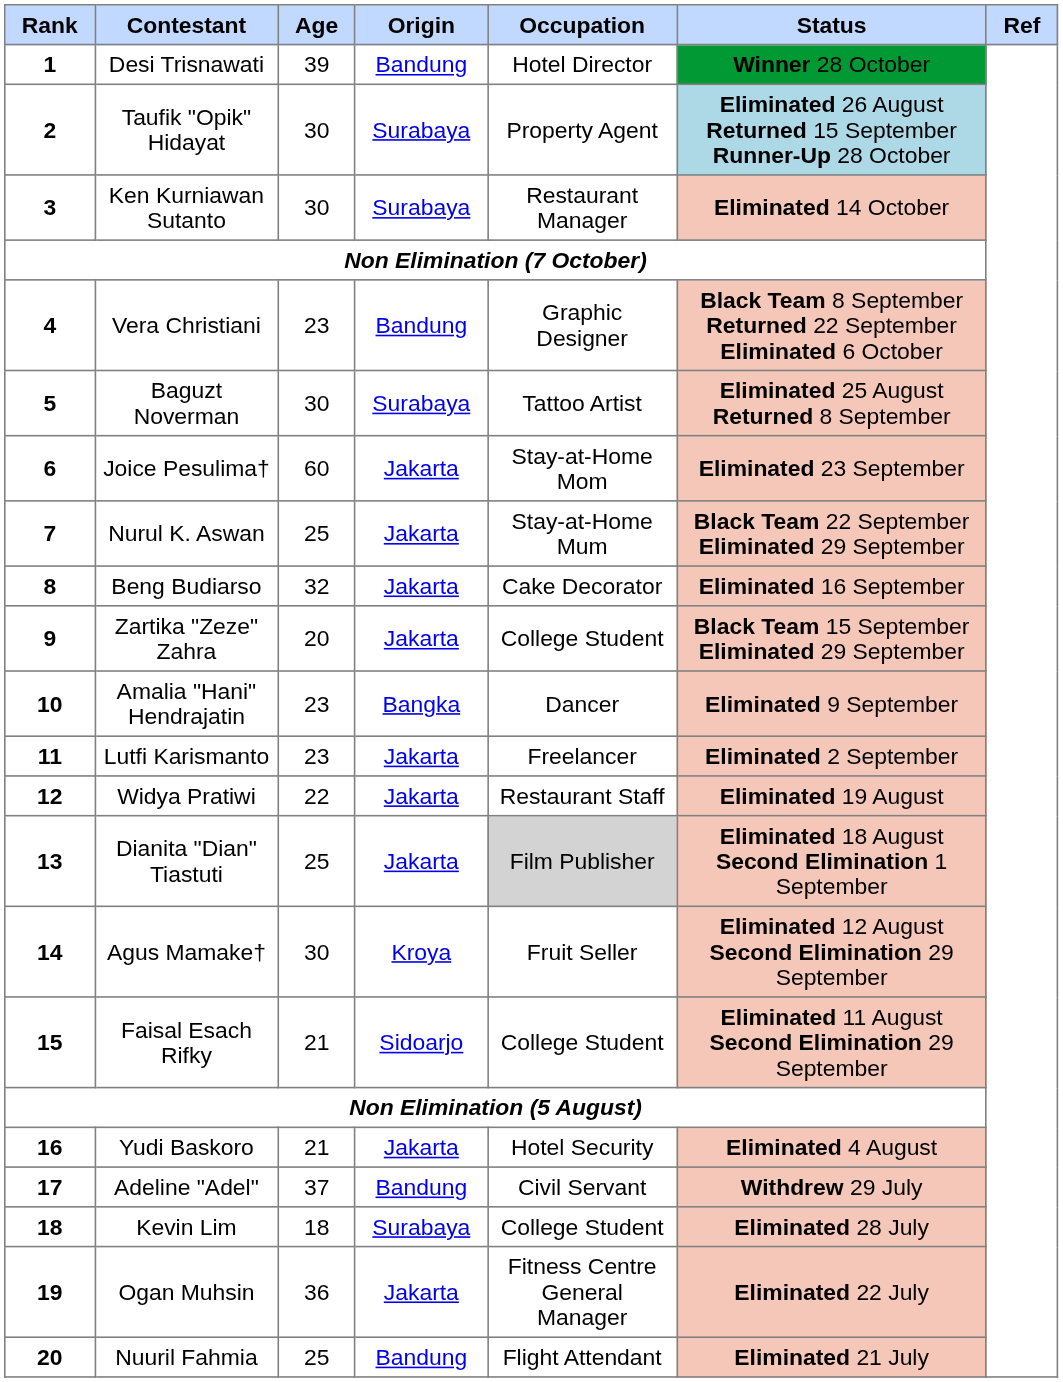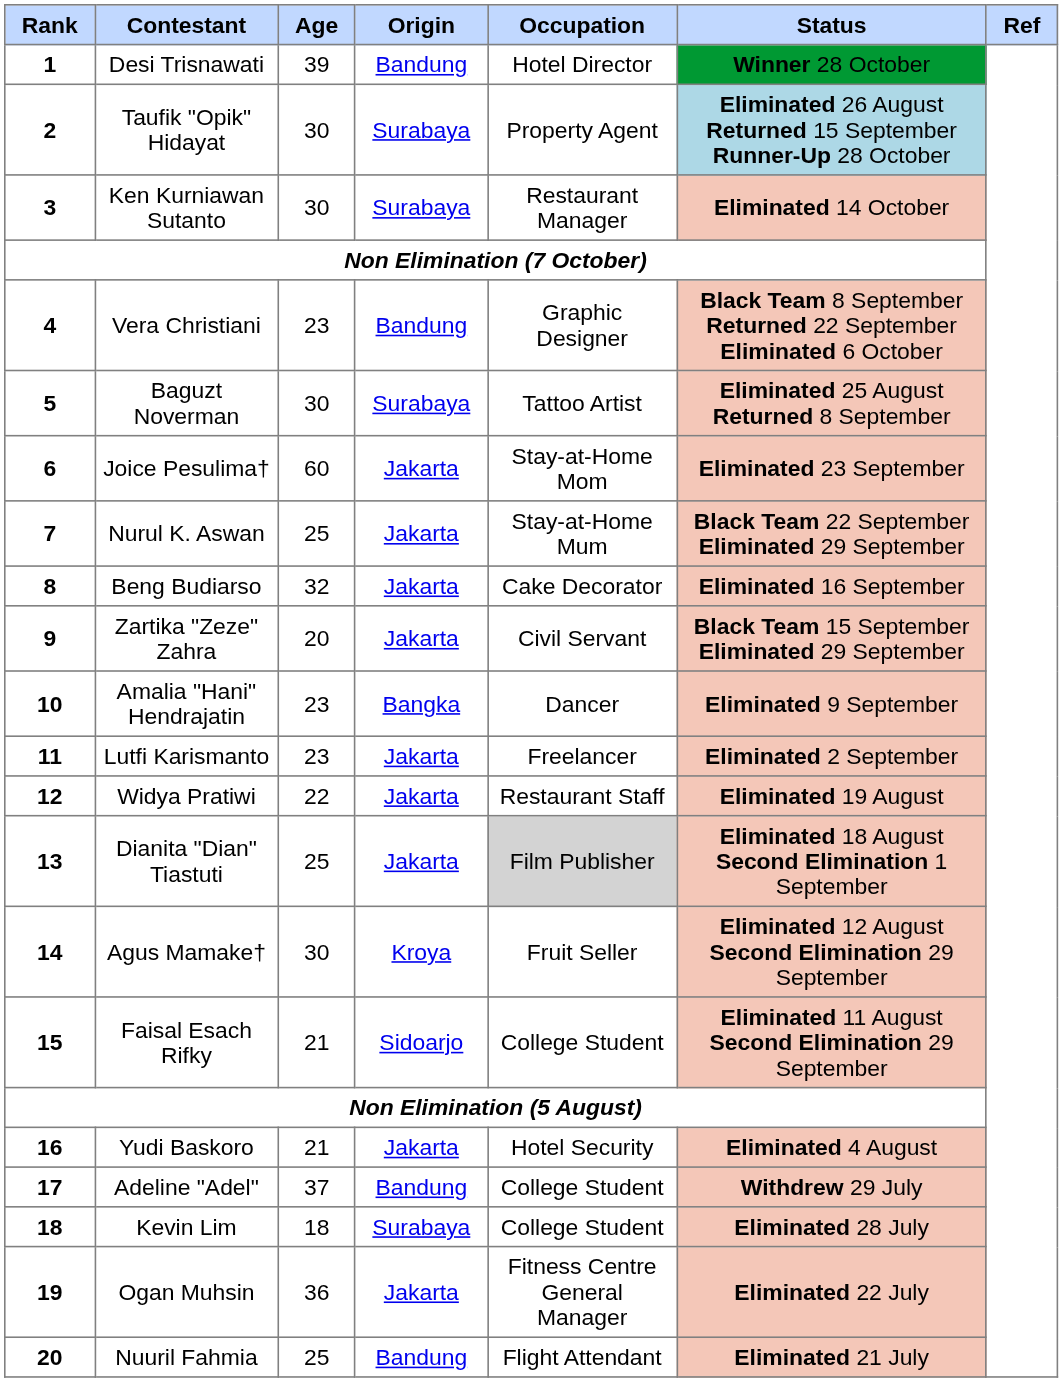(582, 638) College Student -> (582, 638) Civil Servant
(582, 1187) Civil Servant -> (582, 1187) College Student
